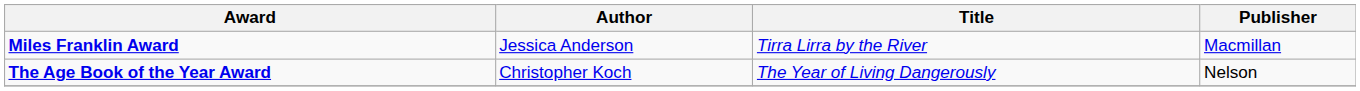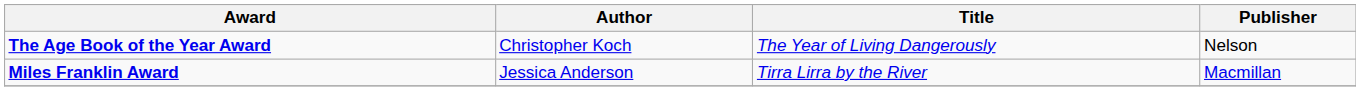rows swapped: (140, 72) <-> (94, 45)
